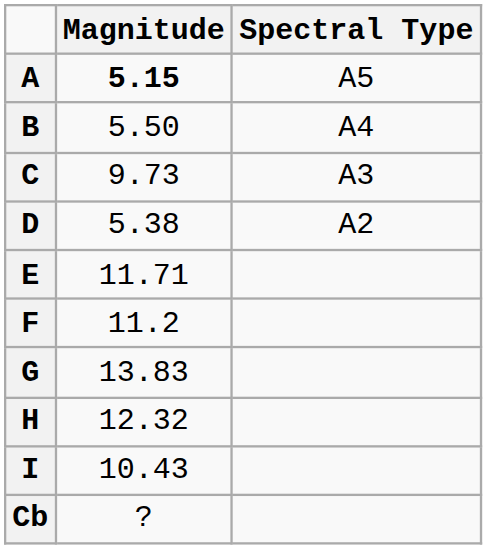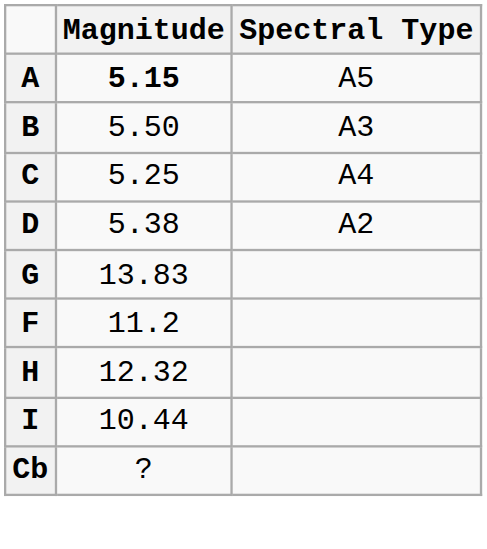(356, 128) A4 -> (356, 128) A3
(144, 176) 9.73 -> (144, 176) 5.25
(356, 176) A3 -> (356, 176) A4
- row: (30, 274)
rows swapped: (30, 323) <-> (30, 372)
(144, 470) 10.43 -> (144, 421) 10.44
